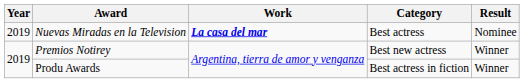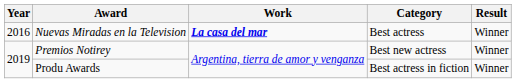(19, 31) 2019 -> (19, 31) 2016
(496, 31) Nominee -> (491, 31) Winner
